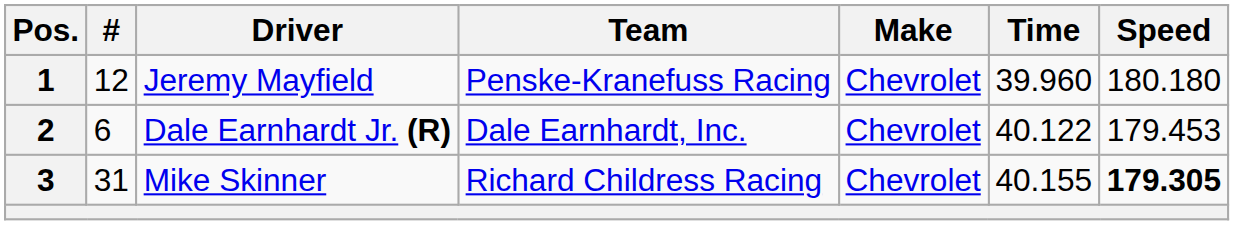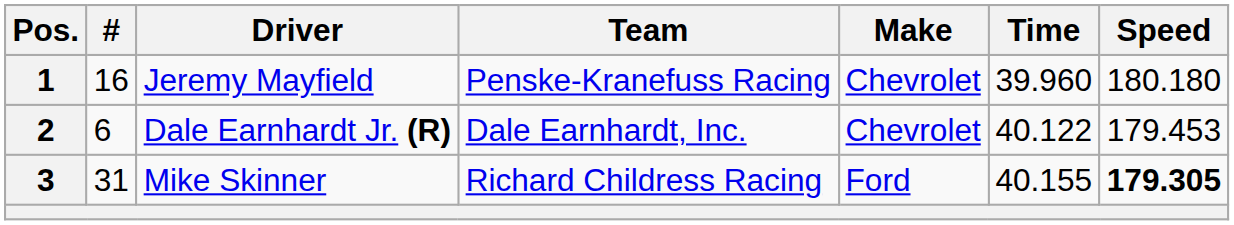(111, 80) 12 -> (111, 80) 16
(913, 180) Chevrolet -> (878, 180) Ford
